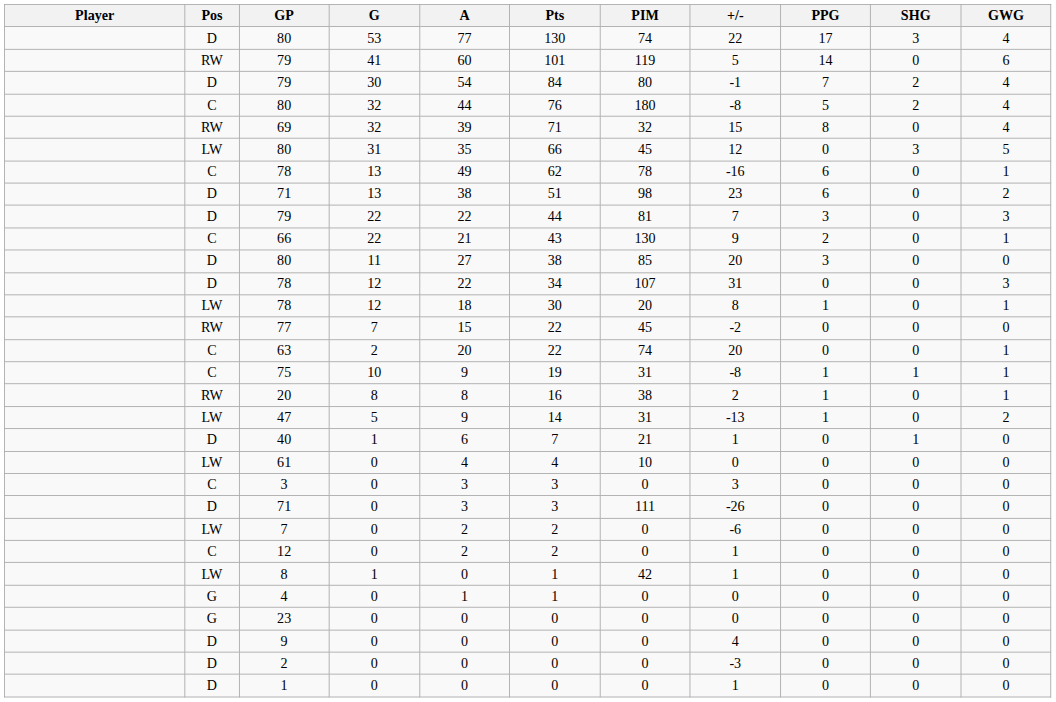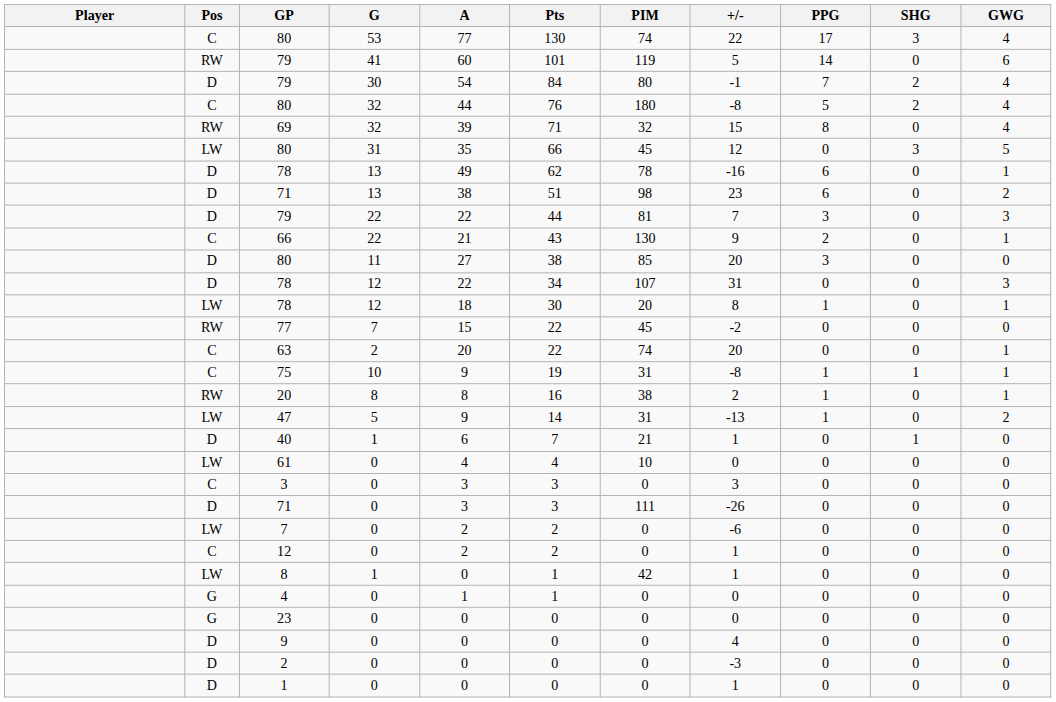(212, 37) D -> (212, 37) C
(212, 171) C -> (212, 171) D
